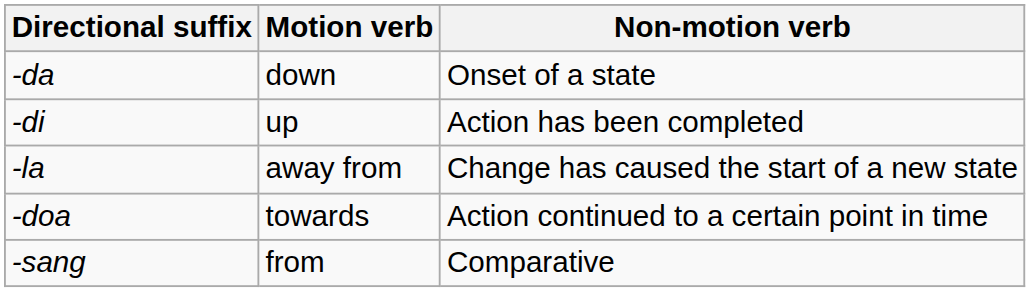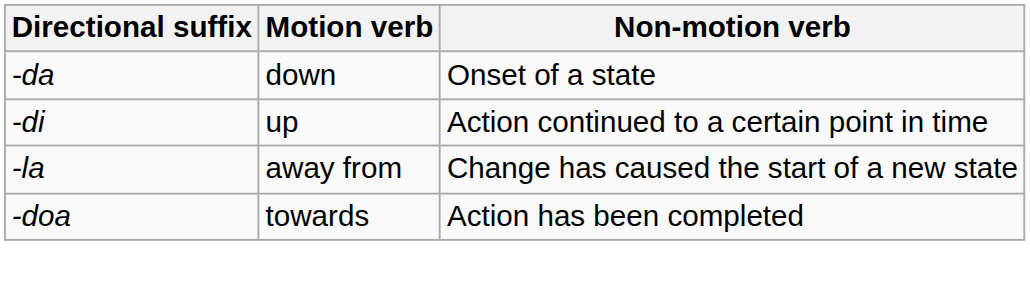(625, 121) Action has been completed -> (718, 121) Action continued to a certain point in time
(718, 215) Action continued to a certain point in time -> (625, 215) Action has been completed
- row: (49, 262)
